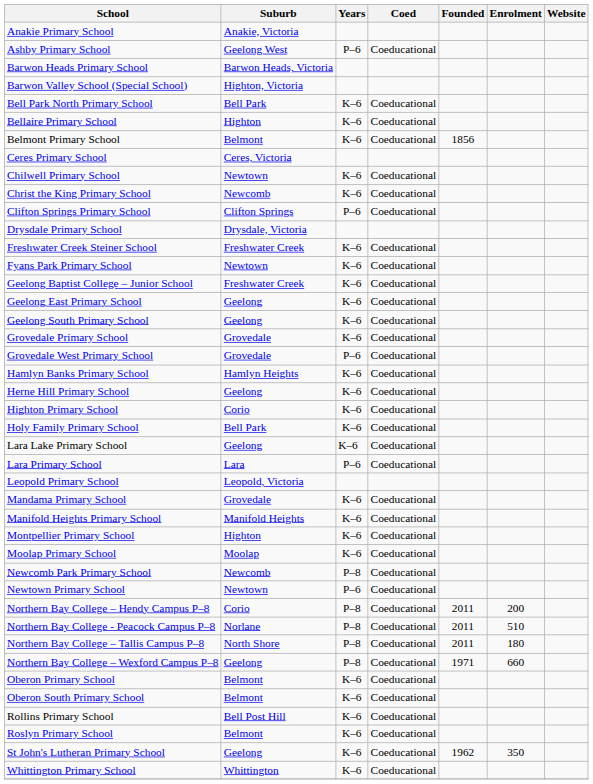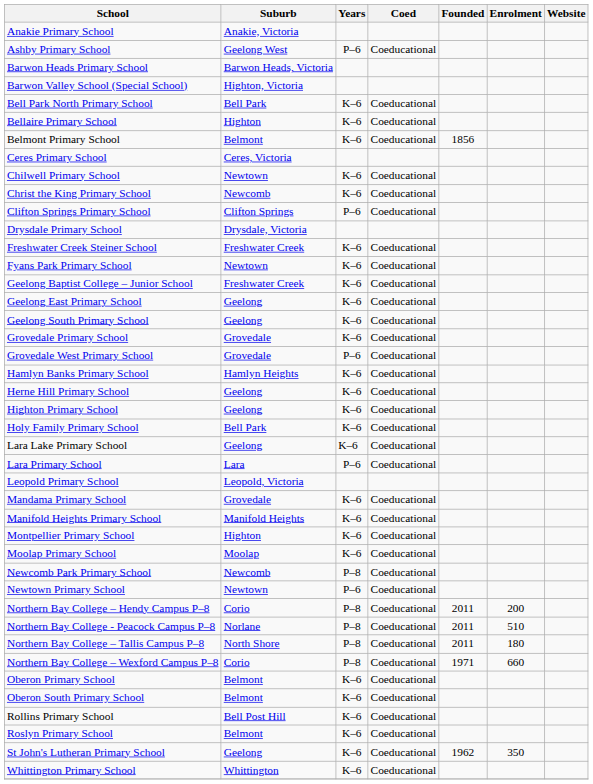(237, 409) Corio -> (243, 409) Geelong
(243, 662) Geelong -> (237, 662) Corio
